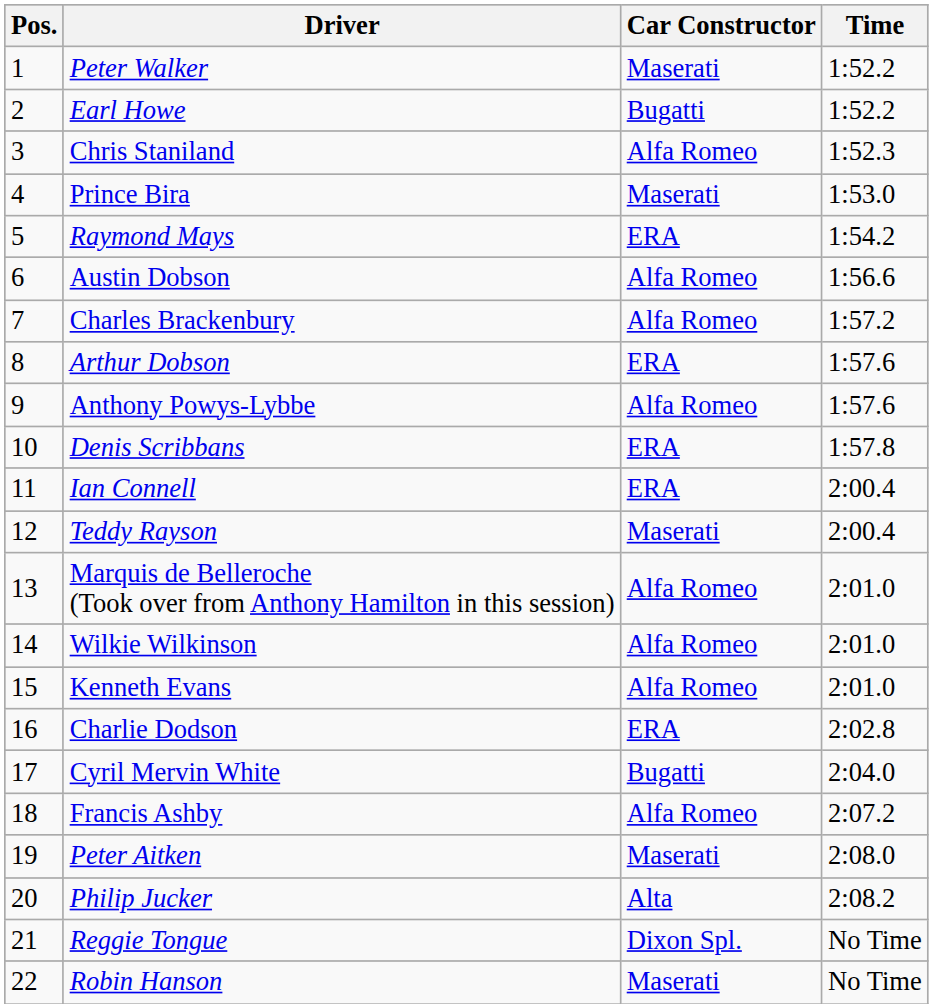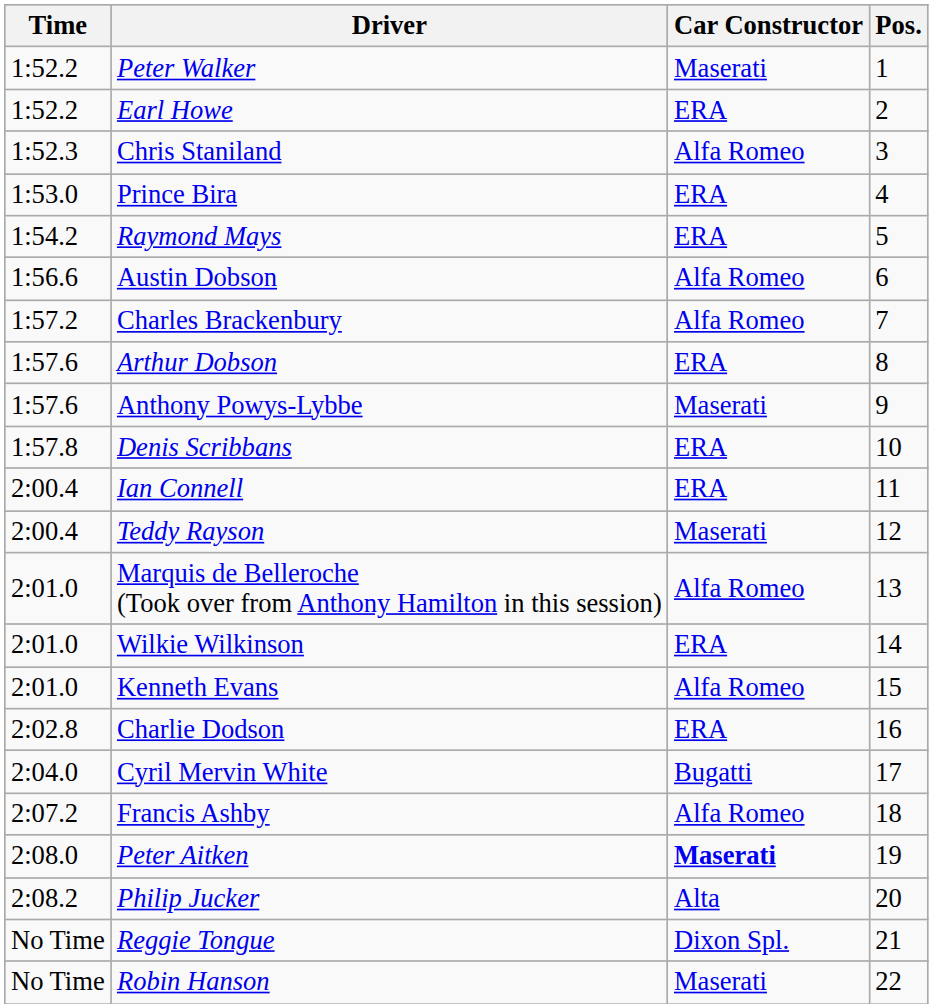columns swapped: (34, 25) <-> (875, 25)
(666, 109) Bugatti -> (701, 109) ERA
(673, 194) Maserati -> (701, 194) ERA
(692, 404) Alfa Romeo -> (720, 404) Maserati
(692, 645) Alfa Romeo -> (701, 645) ERA
(673, 855) normal -> (725, 855) bold
